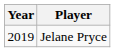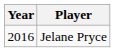(21, 36) 2019 -> (21, 36) 2016
